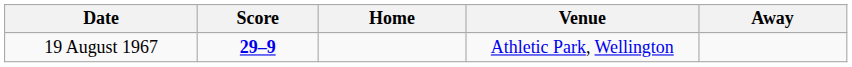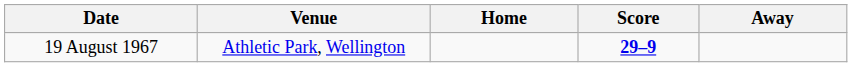columns swapped: (582, 18) <-> (258, 18)
